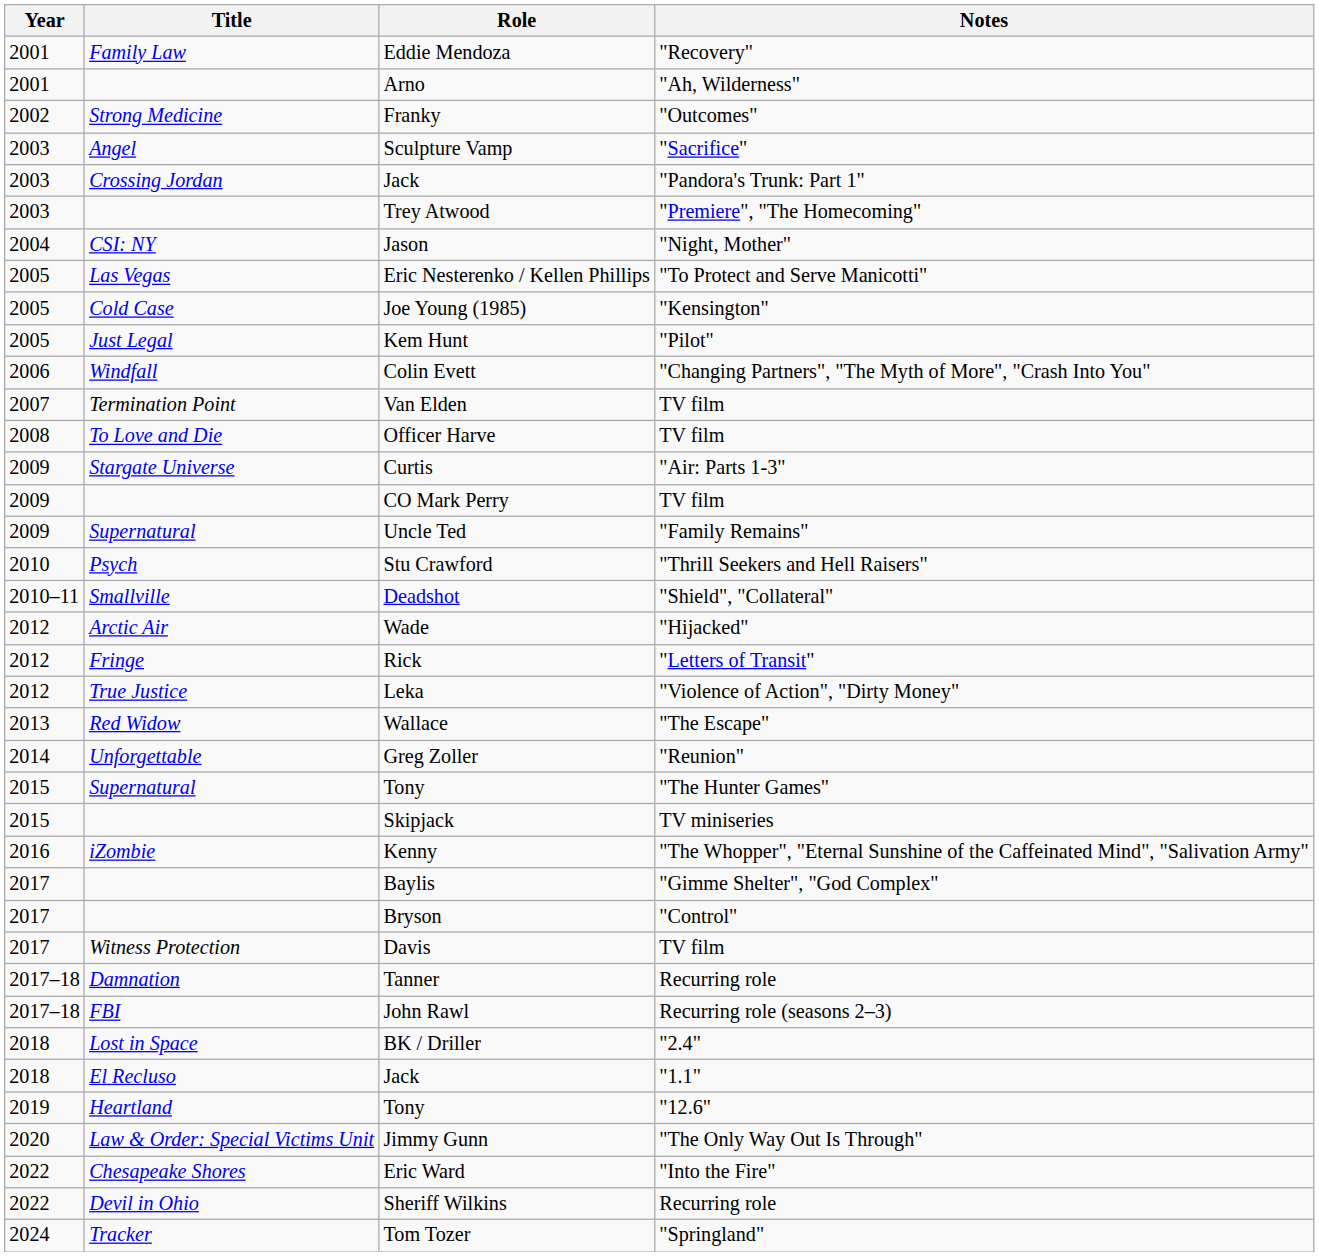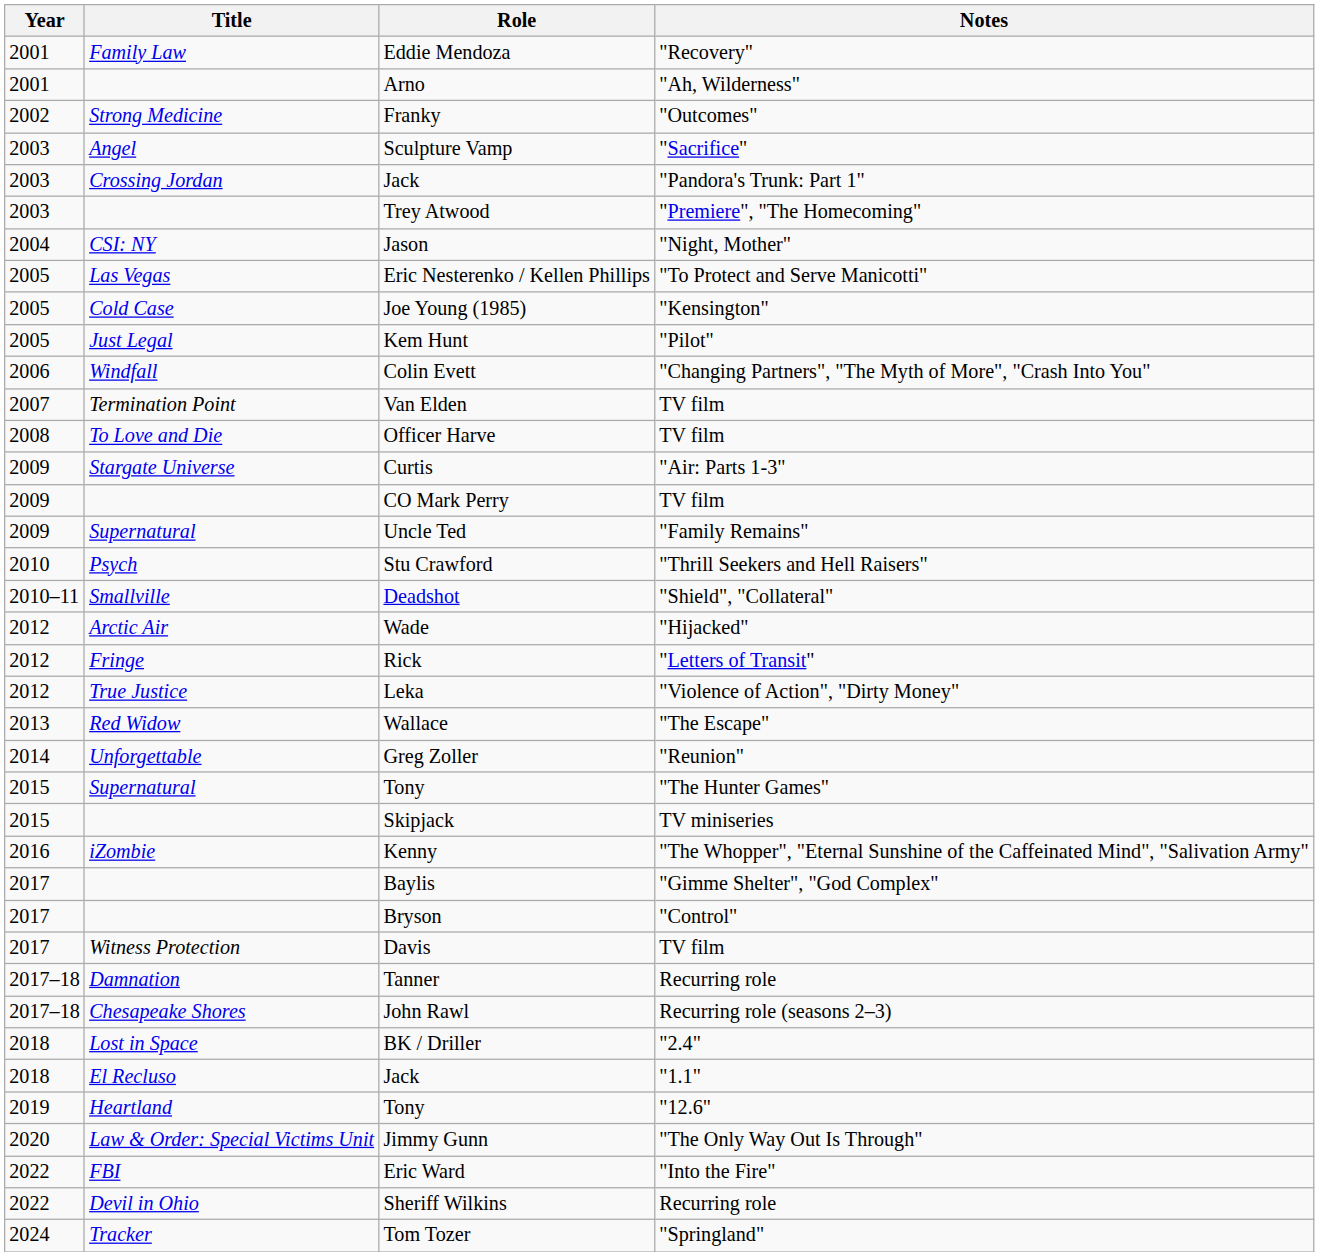(105, 1011) FBI -> (167, 1011) Chesapeake Shores
(167, 1171) Chesapeake Shores -> (105, 1171) FBI
